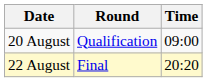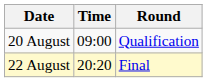columns swapped: (182, 16) <-> (117, 16)
